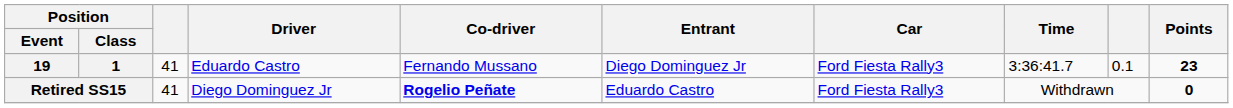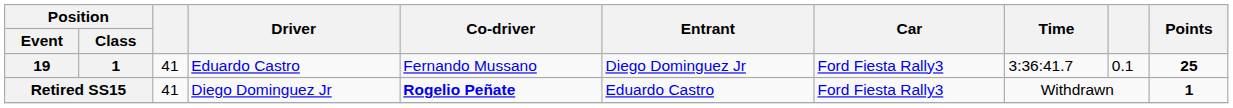(1189, 65) 23 -> (1189, 65) 25
(1189, 90) 0 -> (1189, 90) 1
